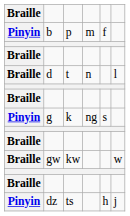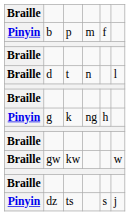(105, 117) s -> (105, 117) h
(105, 202) h -> (105, 202) s
